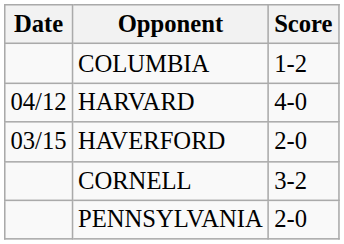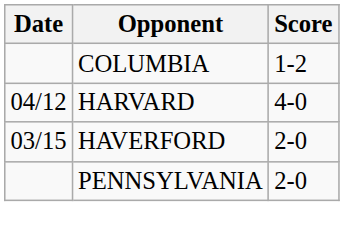- row: (135, 180)
